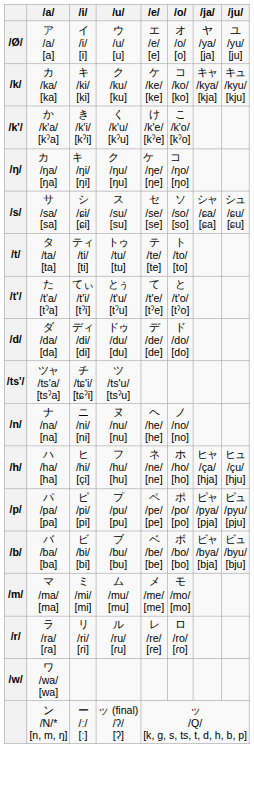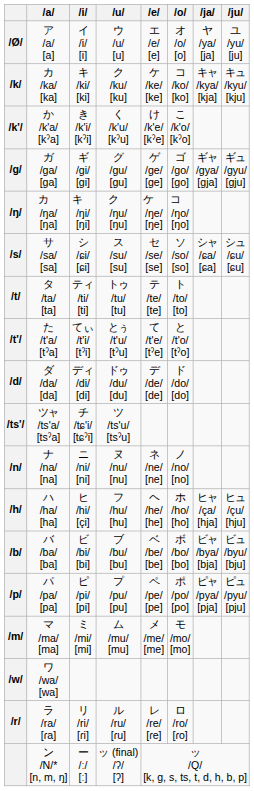+ row: (48, 170)
(154, 425) ヘ /he/ [he] -> (154, 467) ネ /ne/ [ne]
(154, 467) ネ /ne/ [ne] -> (154, 510) ヘ /he/ [he]
rows swapped: (48, 510) <-> (48, 552)
rows swapped: (48, 680) <-> (48, 637)
